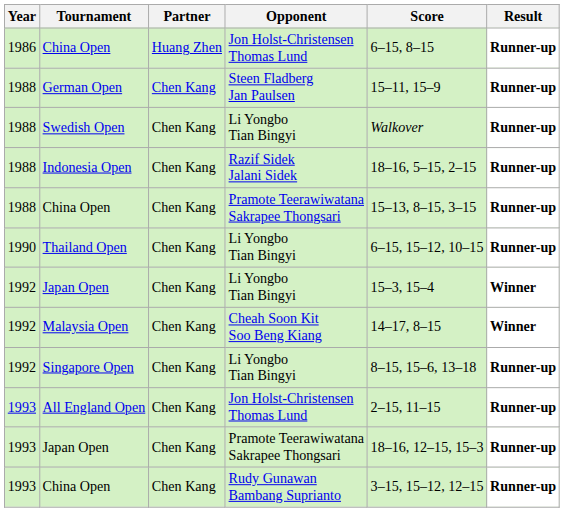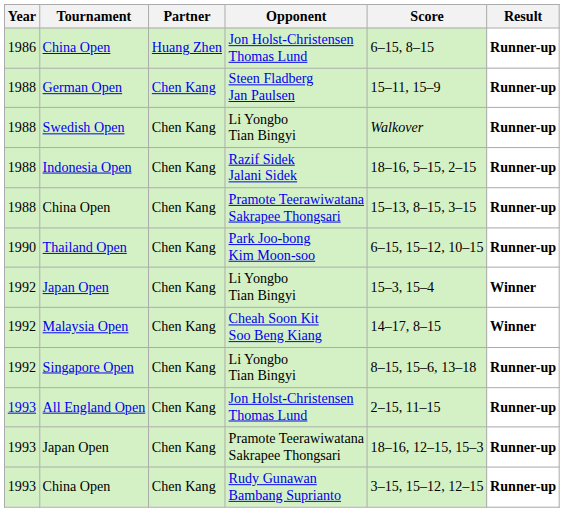(262, 247) Li Yongbo Tian Bingyi -> (272, 247) Park Joo-bong Kim Moon-soo
